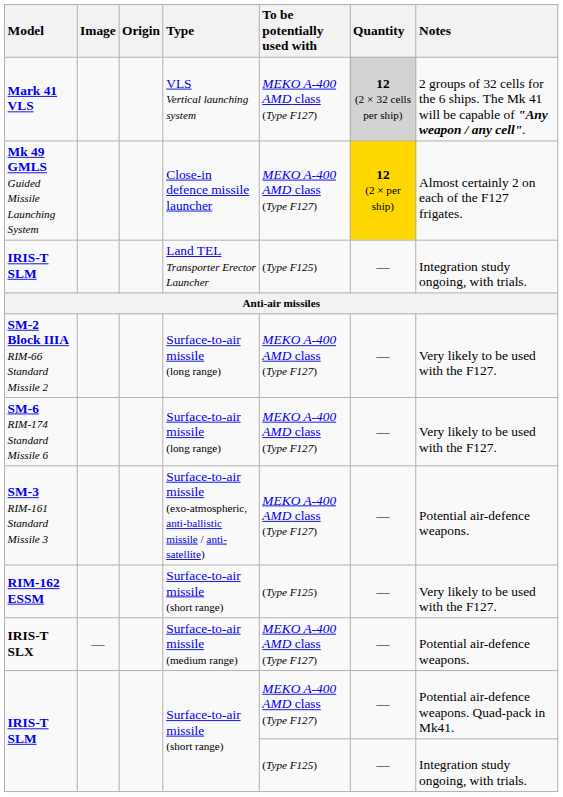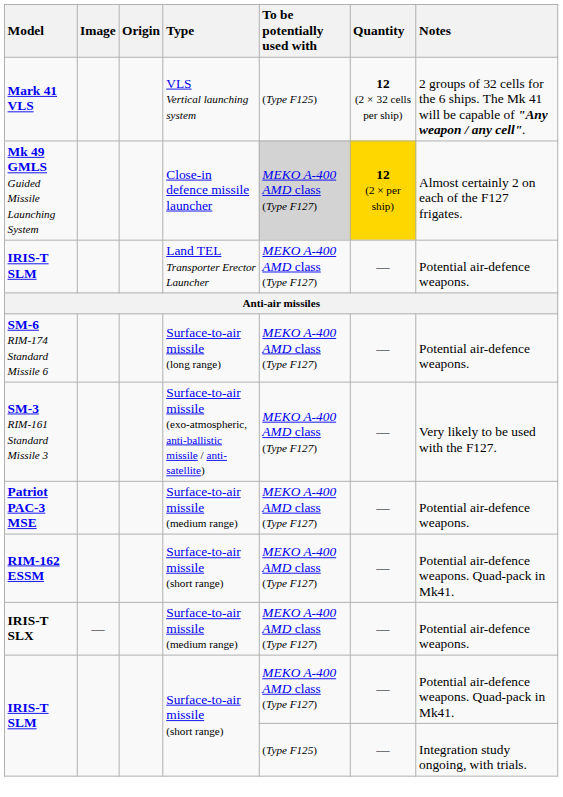(299, 98) MEKO A-400 AMD class (Type F127) -> (290, 99) (Type F125)
(383, 98) lightgrey background -> (383, 98) no background
(299, 190) no background -> (299, 190) lightgrey background
(290, 266) (Type F125) -> (299, 265) MEKO A-400 AMD class (Type F127)
(473, 273) Integration study ongoing, with trials. -> (474, 273) Potential air-defence weapons.
- row: (38, 355)
(477, 439) Very likely to be used with the F127. -> (474, 355) Potential air-defence weapons.
(474, 522) Potential air-defence weapons. -> (477, 439) Very likely to be used with the F127.
+ row: (28, 507)
(290, 592) (Type F125) -> (299, 567) MEKO A-400 AMD class (Type F127)
(477, 598) Very likely to be used with the F127. -> (482, 575) Potential air-defence weapons. Quad-pack in Mk41.
